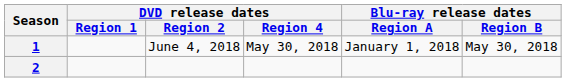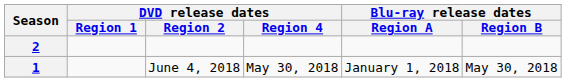rows swapped: (36, 46) <-> (36, 67)
